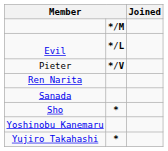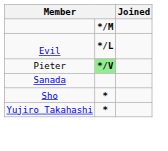(116, 66) no background -> (105, 66) lightgreen background
- row: (55, 80)
- row: (55, 124)
